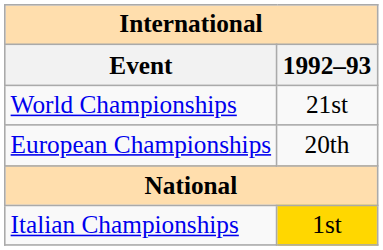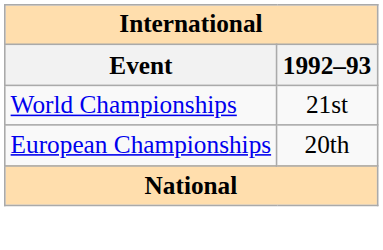- row: (125, 225)
